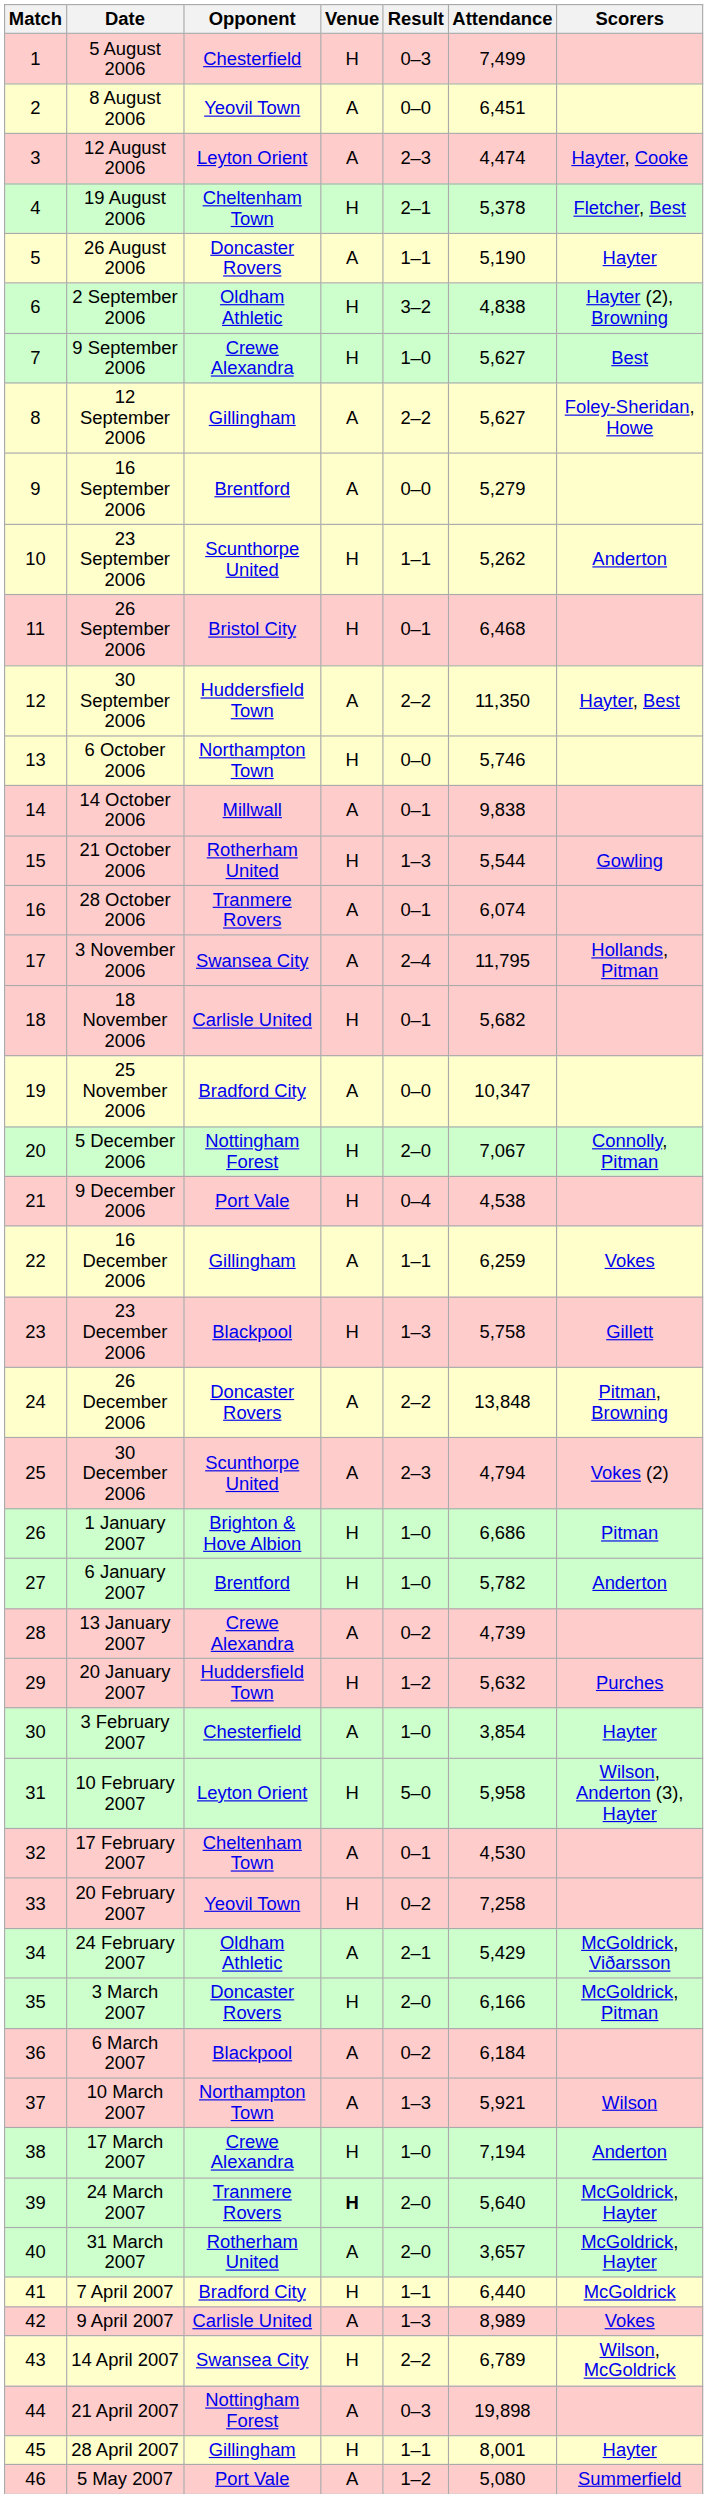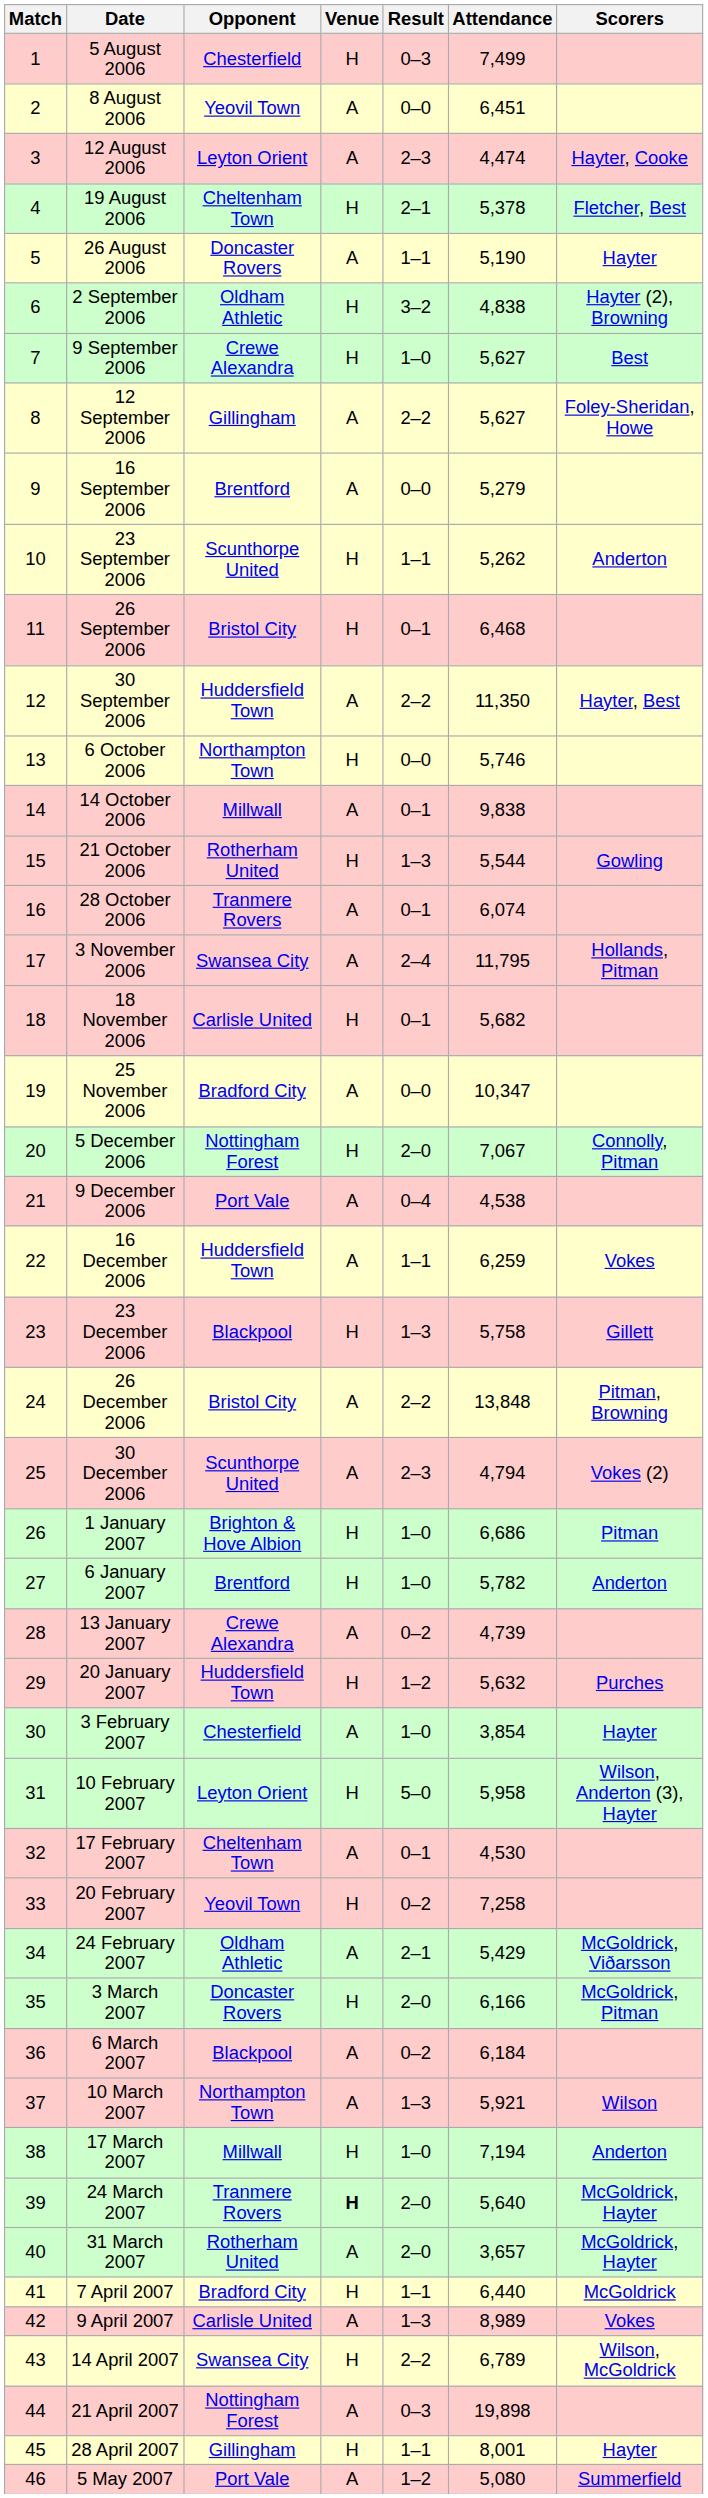(352, 1201) H -> (352, 1201) A
(252, 1261) Gillingham -> (252, 1261) Huddersfield Town
(252, 1402) Doncaster Rovers -> (252, 1402) Bristol City
(252, 2152) Crewe Alexandra -> (252, 2152) Millwall
